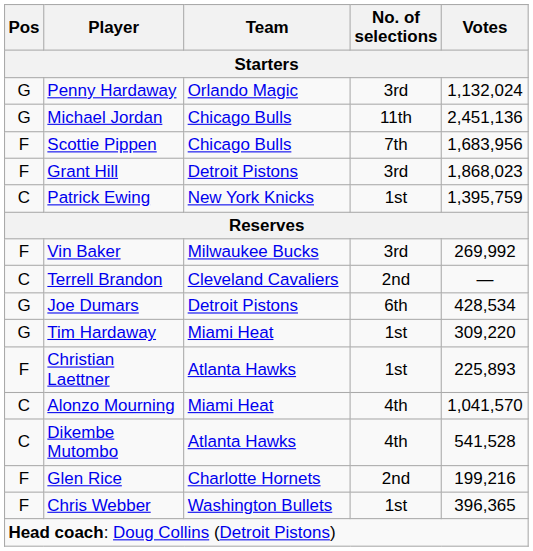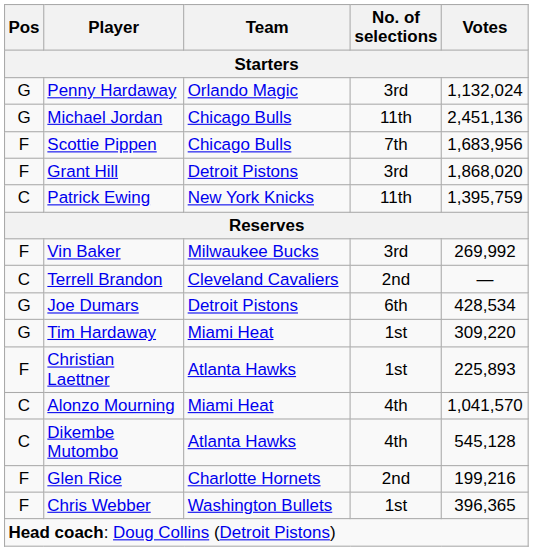(485, 171) 1,868,023 -> (485, 171) 1,868,020
(396, 198) 1st -> (396, 198) 11th
(485, 442) 541,528 -> (485, 442) 545,128
